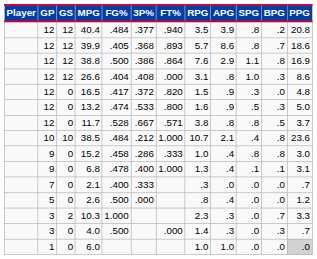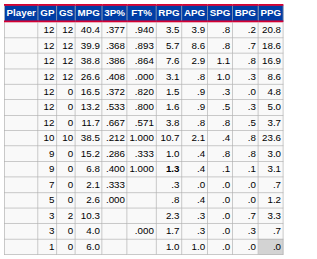- column: (117, 13)
(202, 169) normal -> (173, 169) bold
(202, 231) 1.4 -> (173, 231) 1.7
